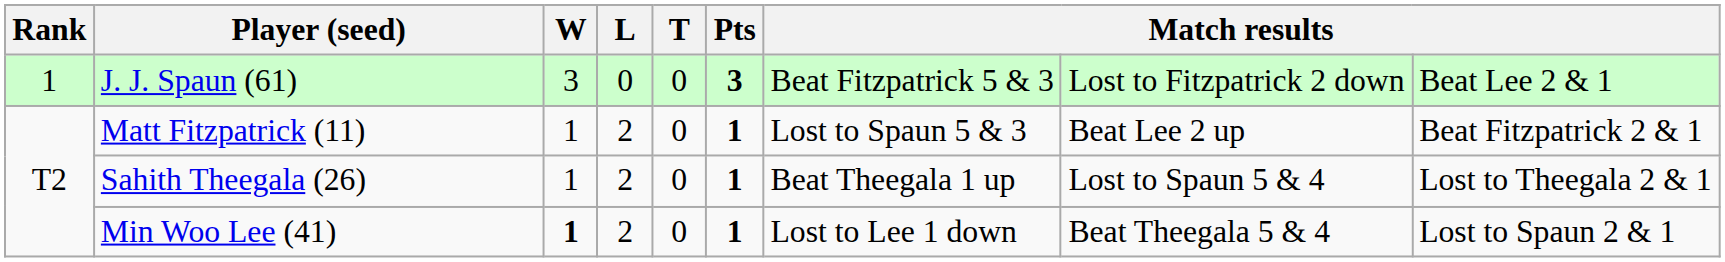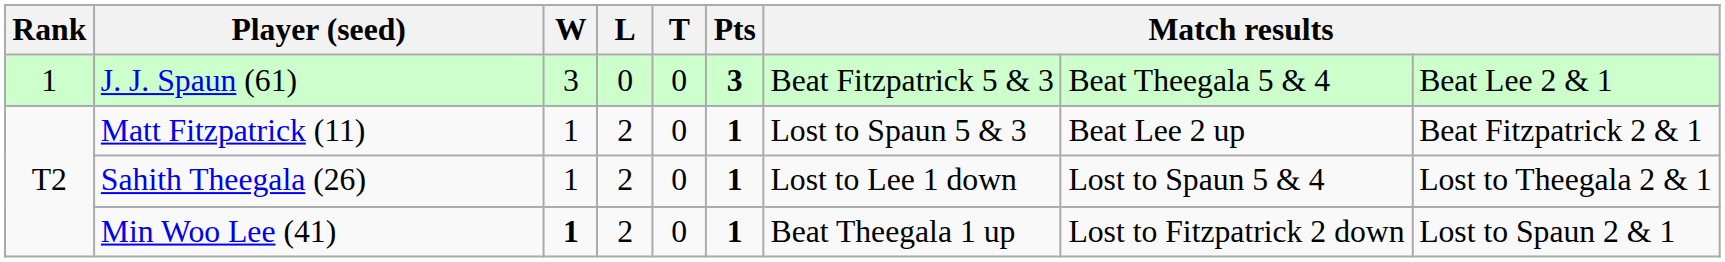(1236, 79) Lost to Fitzpatrick 2 down -> (1199, 79) Beat Theegala 5 & 4
(893, 180) Beat Theegala 1 up -> (894, 180) Lost to Lee 1 down
(894, 230) Lost to Lee 1 down -> (893, 230) Beat Theegala 1 up
(1199, 230) Beat Theegala 5 & 4 -> (1236, 230) Lost to Fitzpatrick 2 down
